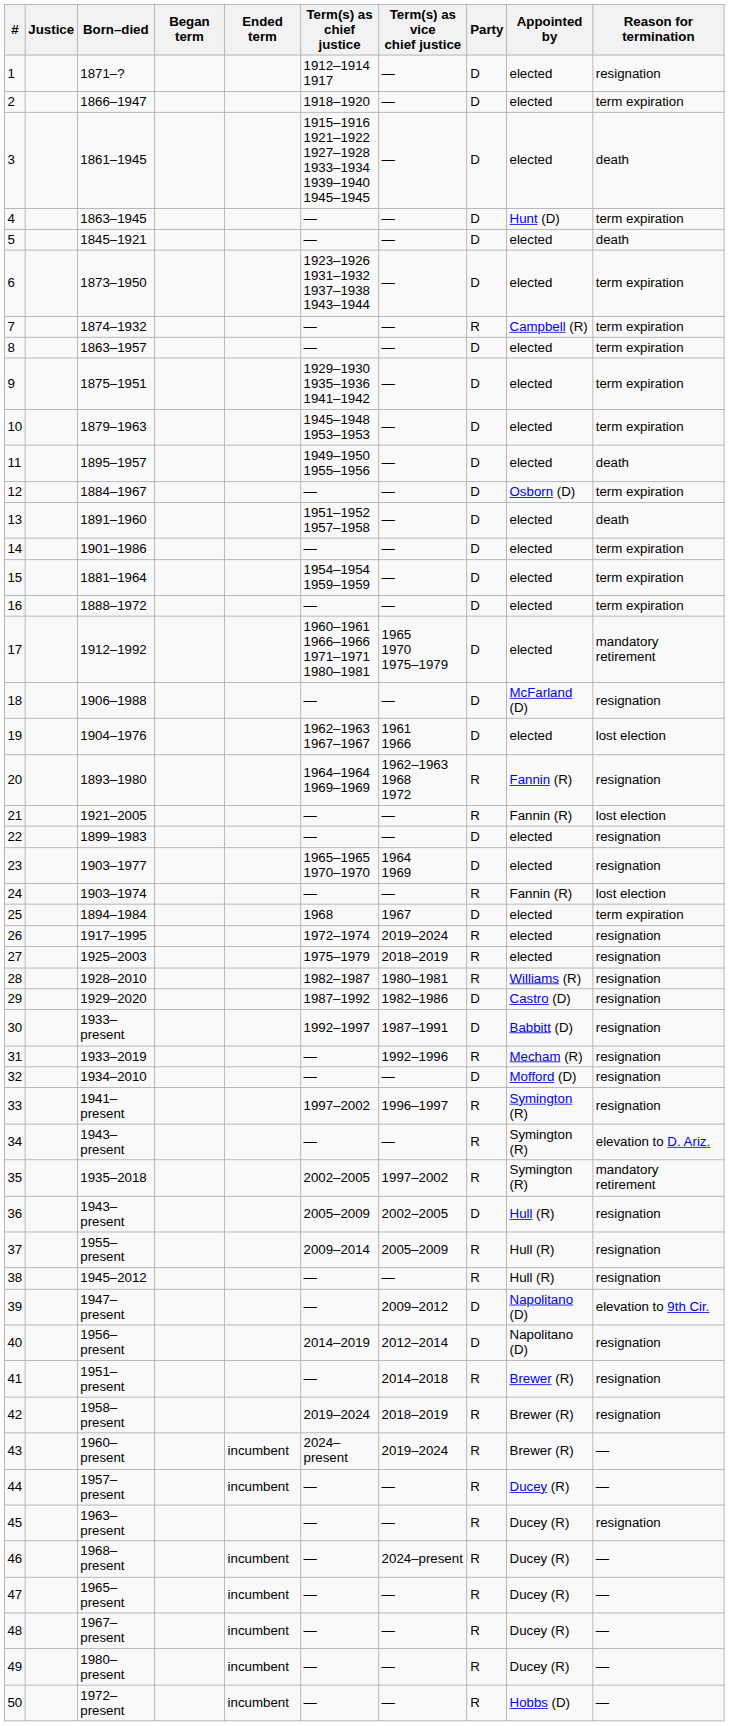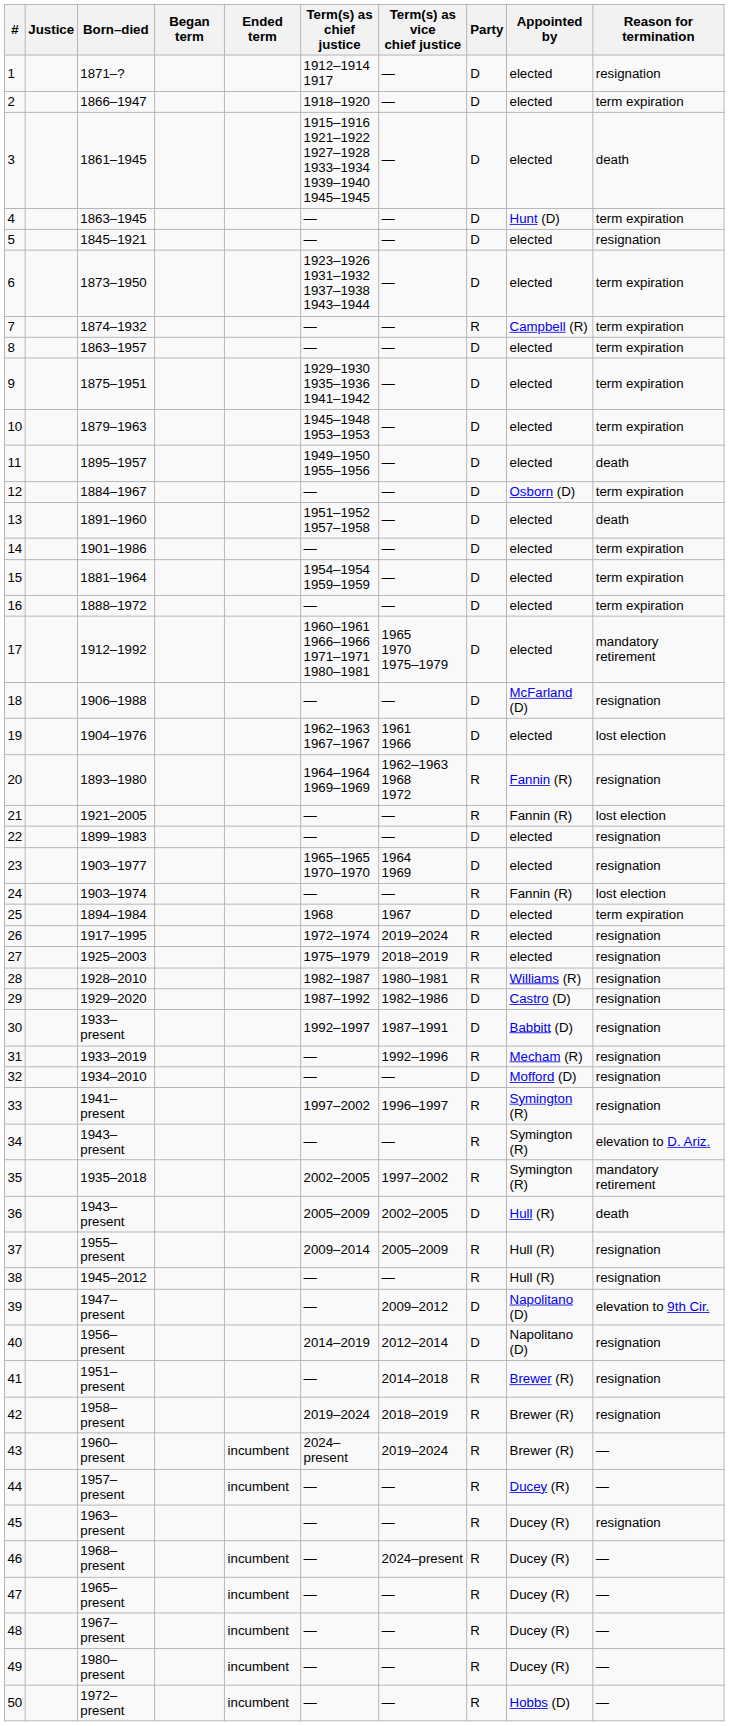(612, 239) death -> (628, 239) resignation
(628, 1213) resignation -> (612, 1213) death
